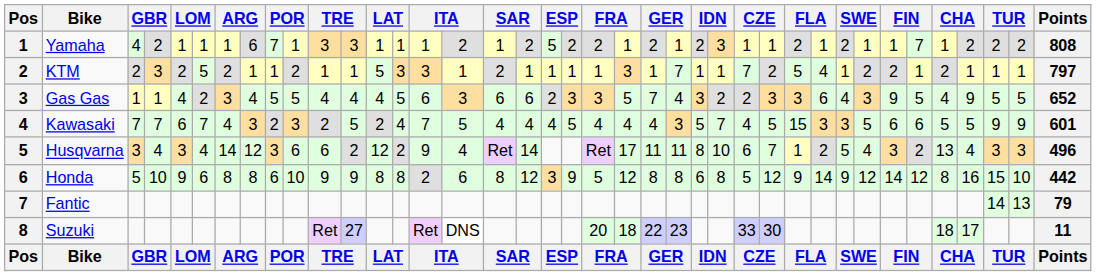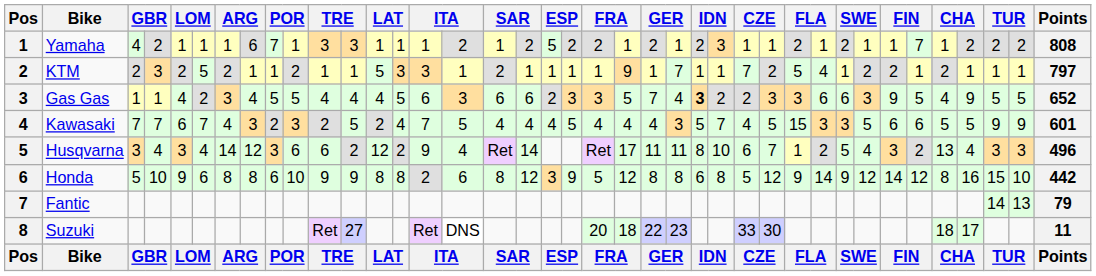(628, 71) 3 -> (628, 71) 9
(700, 97) normal -> (700, 97) bold
(845, 97) 4 -> (845, 97) 6
